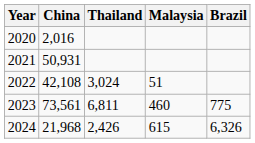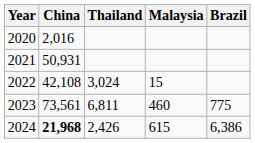(156, 82) 51 -> (156, 82) 15
(62, 127) normal -> (62, 127) bold
(226, 127) 6,326 -> (226, 127) 6,386
